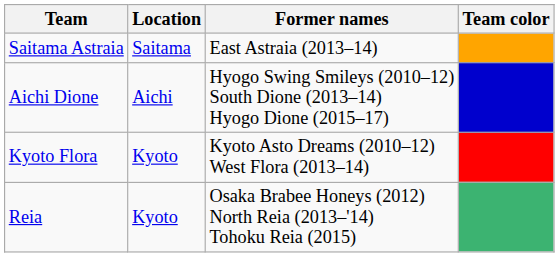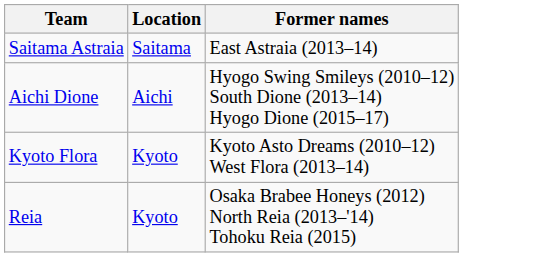- column: (506, 18)
